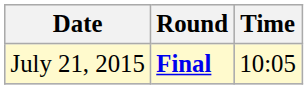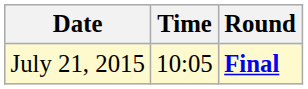columns swapped: (268, 24) <-> (192, 24)
